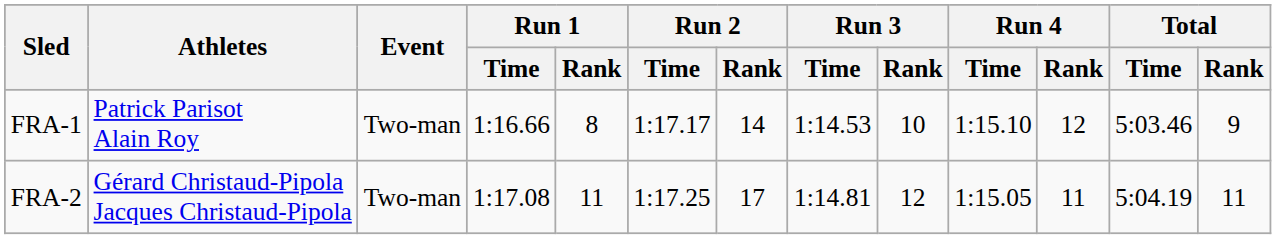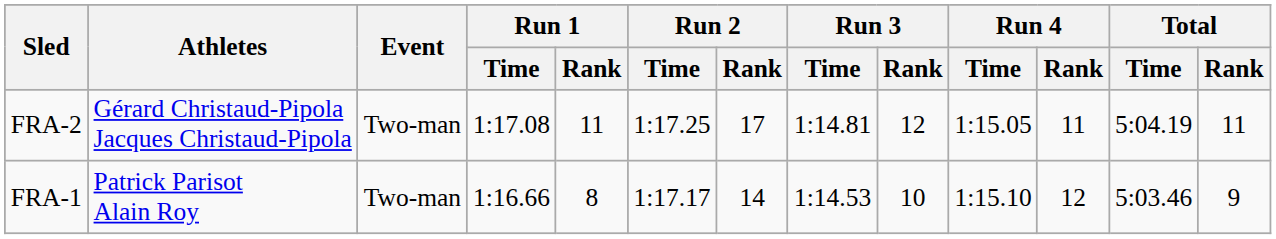rows swapped: (46, 125) <-> (46, 197)
